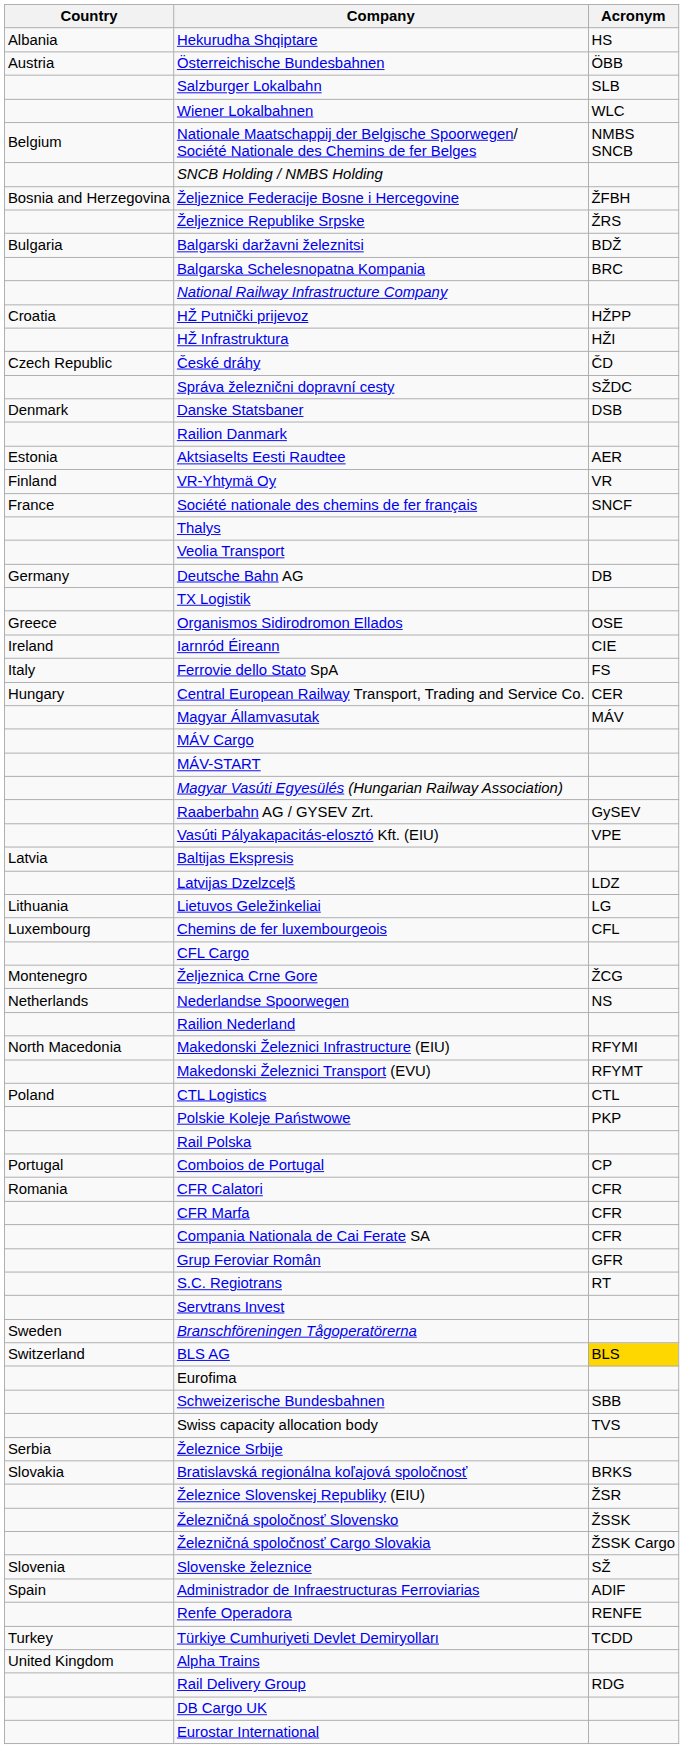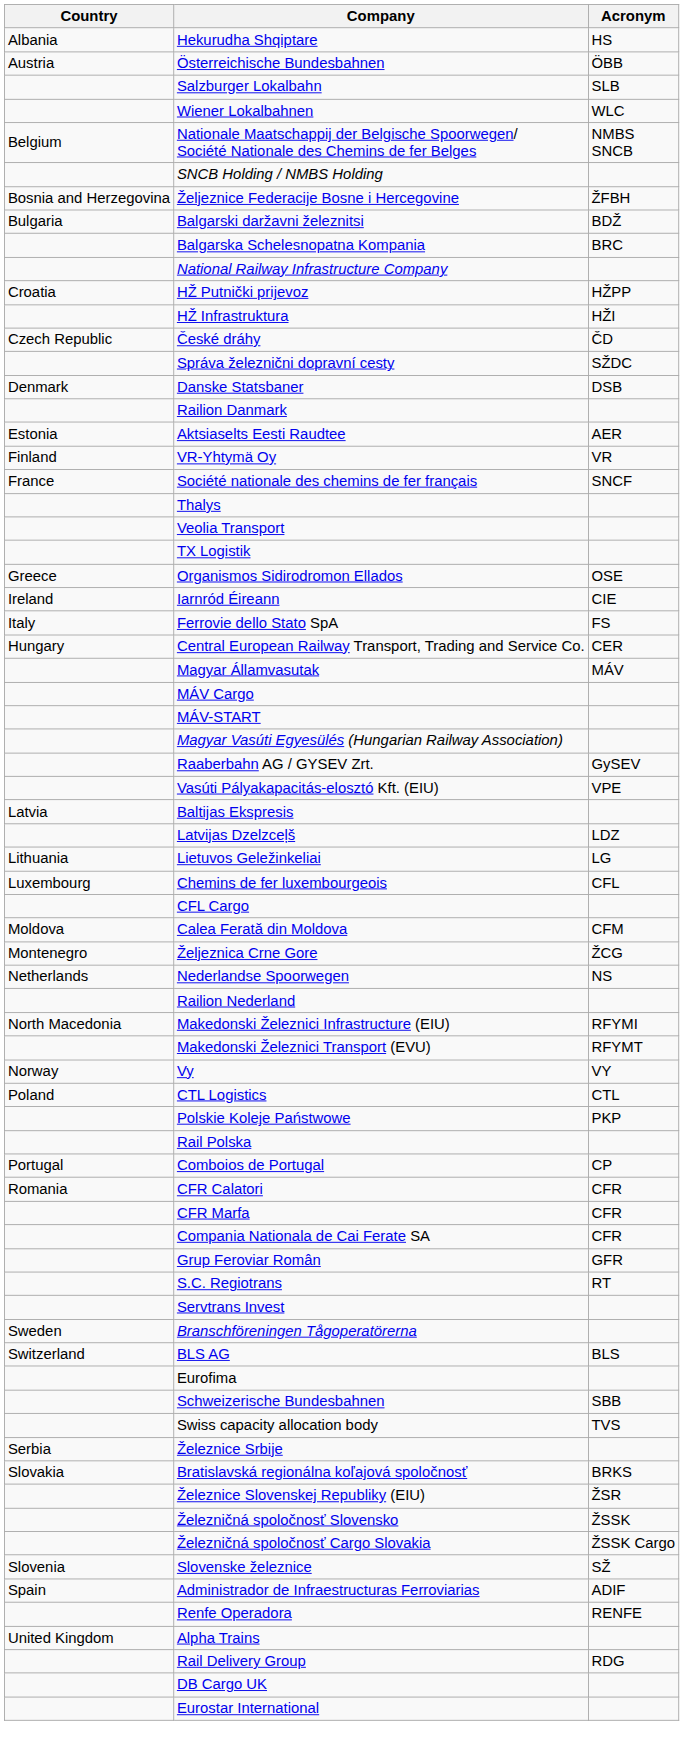- row: (271, 221)
- row: (240, 575)
+ row: (262, 929)
+ row: (185, 1071)
(606, 1354) gold background -> (606, 1354) no background
- row: (308, 1637)
